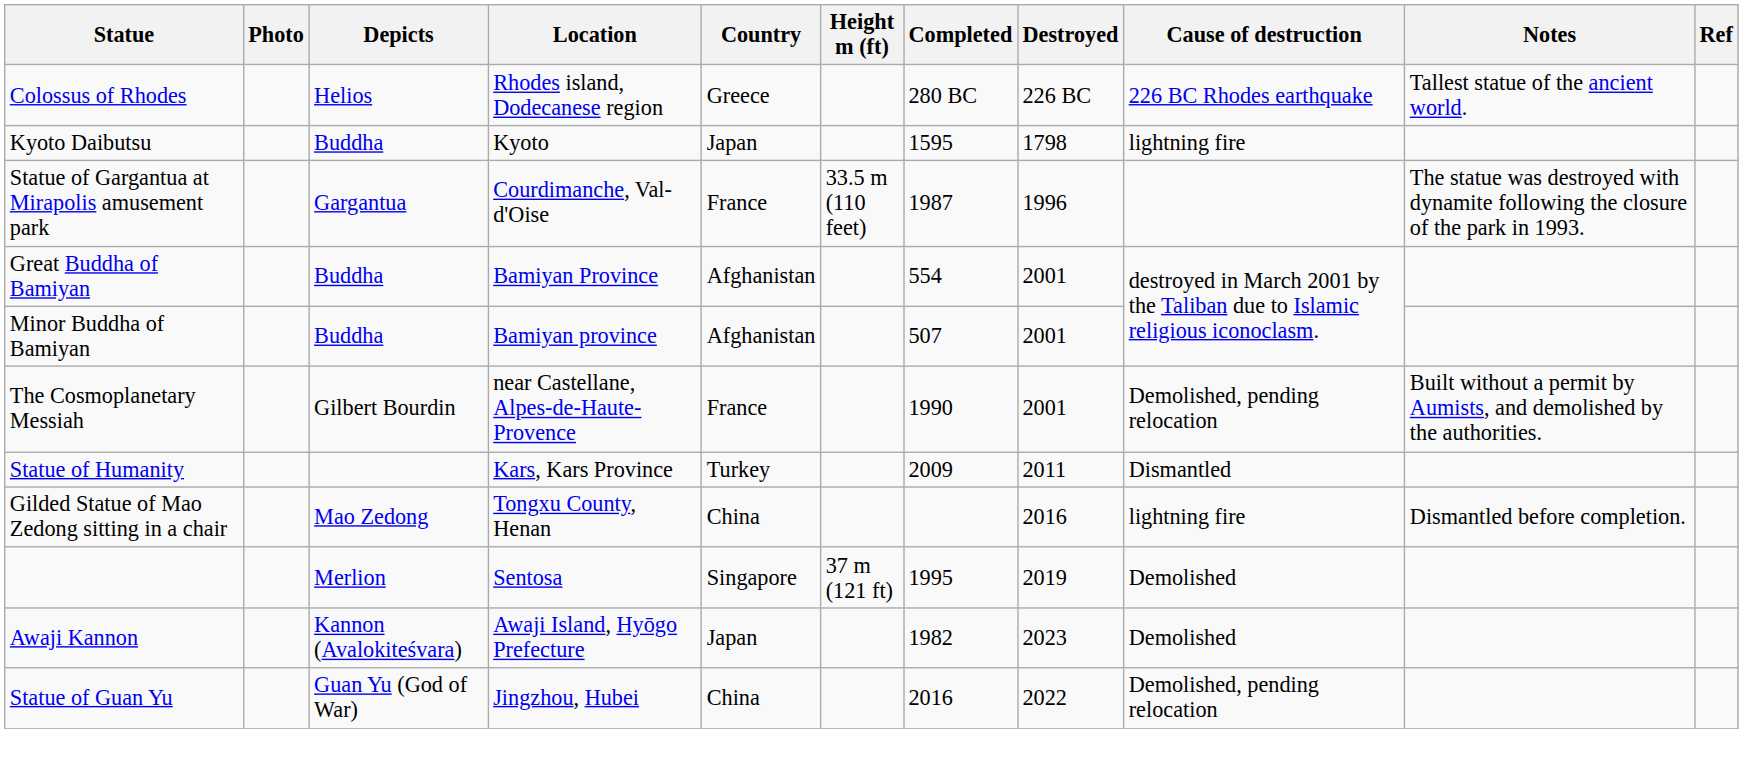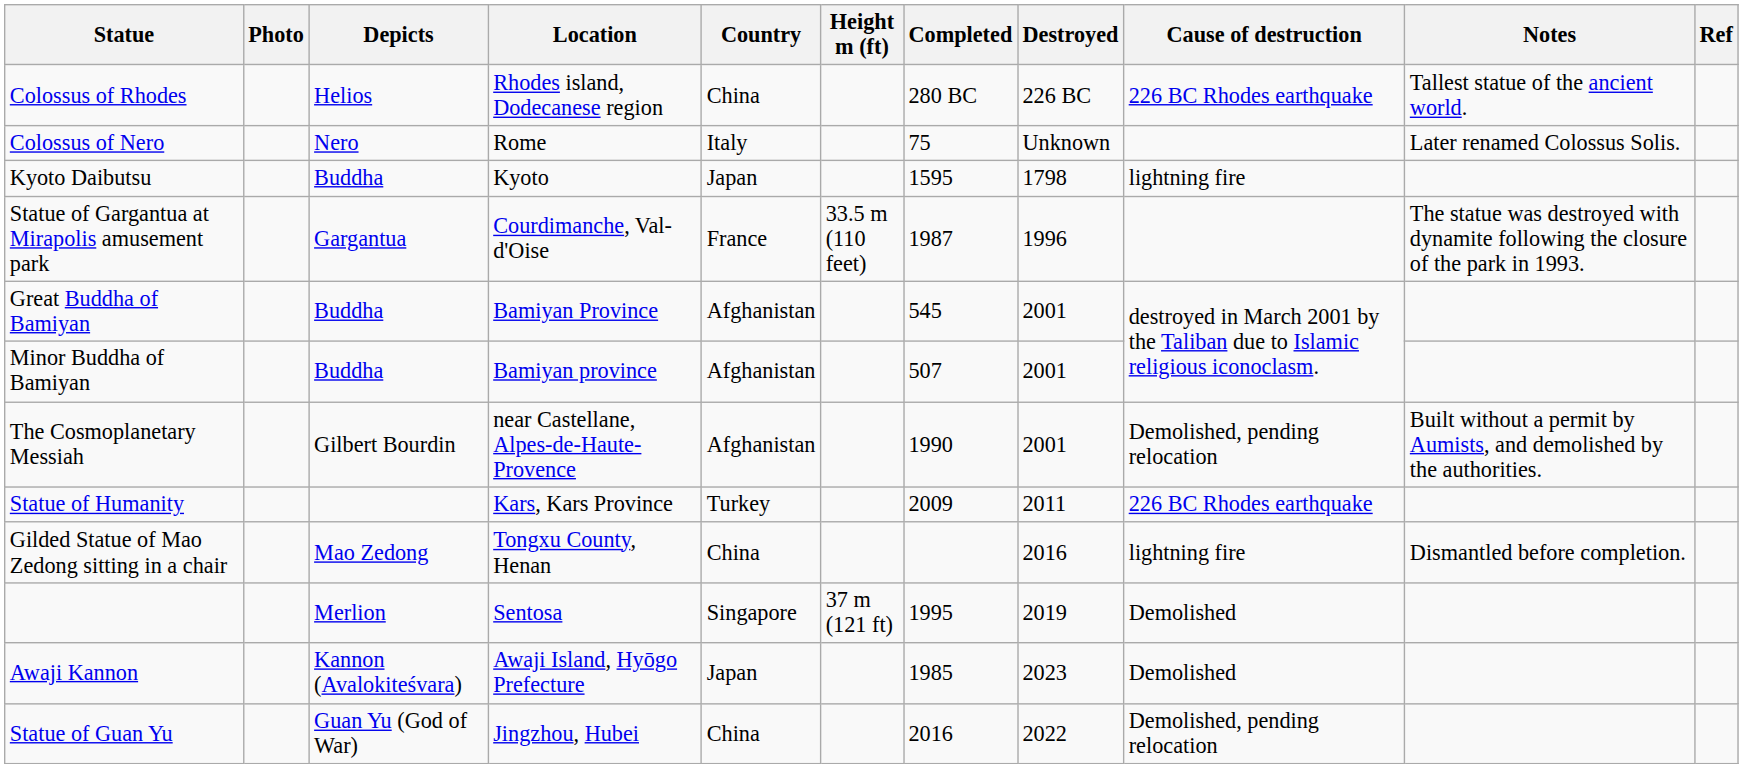(738, 94) Greece -> (733, 94) China
+ row: (87, 142)
(925, 275) 554 -> (925, 311) 545
(737, 408) France -> (761, 444) Afghanistan
(1180, 469) Dismantled -> (1251, 504) 226 BC Rhodes earthquake
(931, 637) 1982 -> (931, 672) 1985
